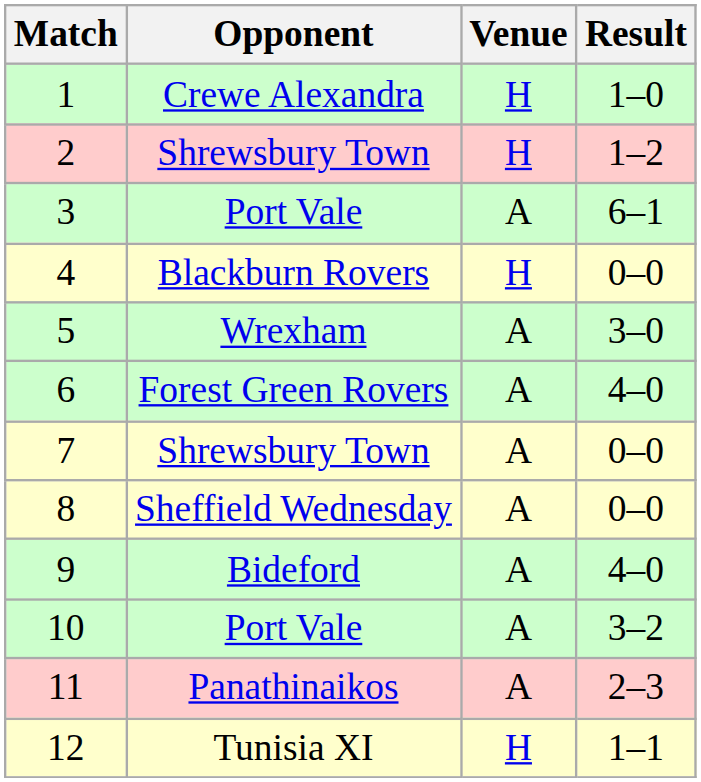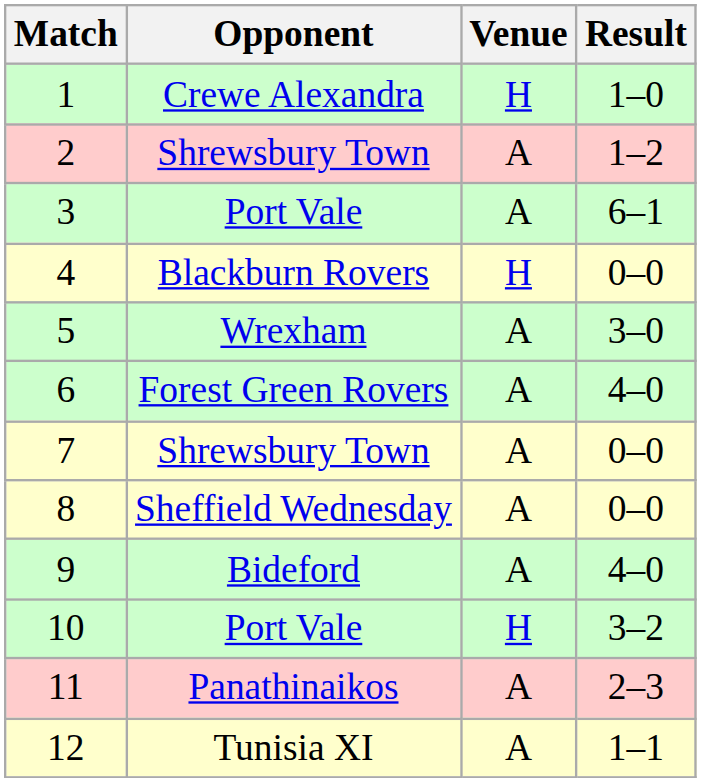(518, 152) H -> (518, 152) A
(518, 627) A -> (518, 627) H
(518, 746) H -> (518, 746) A
